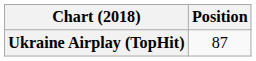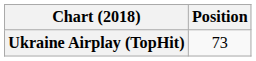(220, 42) 87 -> (220, 42) 73
